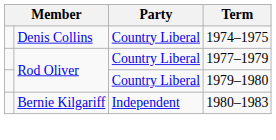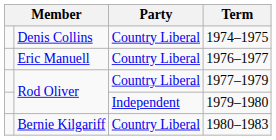+ row: (237, 59)
(156, 80) Country Liberal -> (146, 102) Independent
(146, 102) Independent -> (156, 124) Country Liberal
